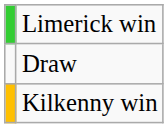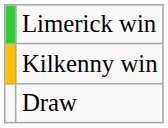rows swapped: (90, 102) <-> (49, 63)
